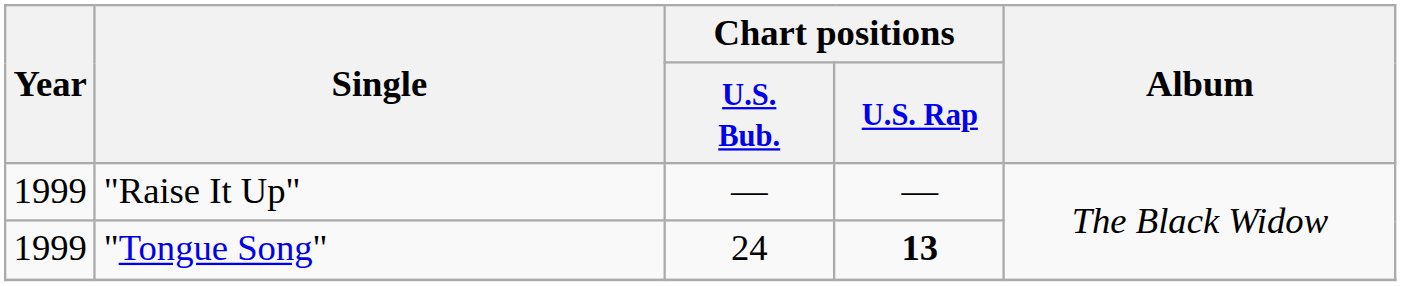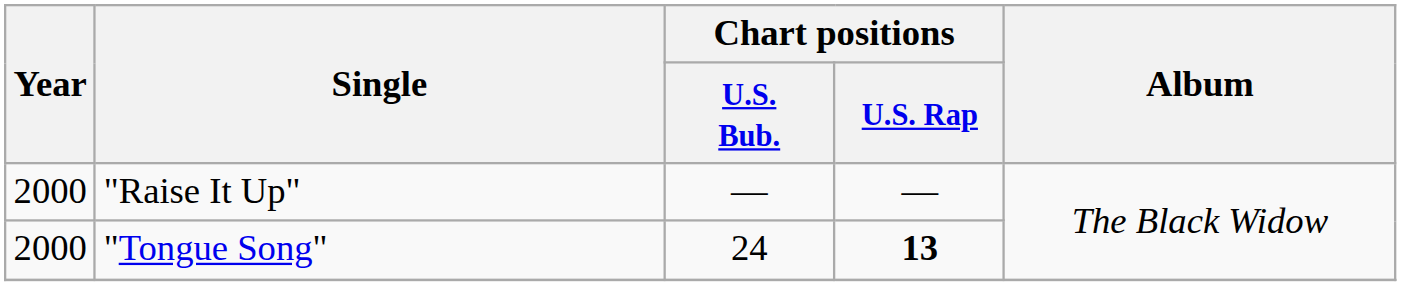(50, 190) 1999 -> (50, 190) 2000
(50, 249) 1999 -> (50, 249) 2000
